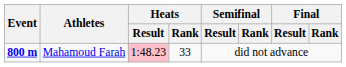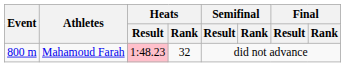(22, 52) bold -> (22, 52) normal
(185, 52) 33 -> (184, 52) 32
